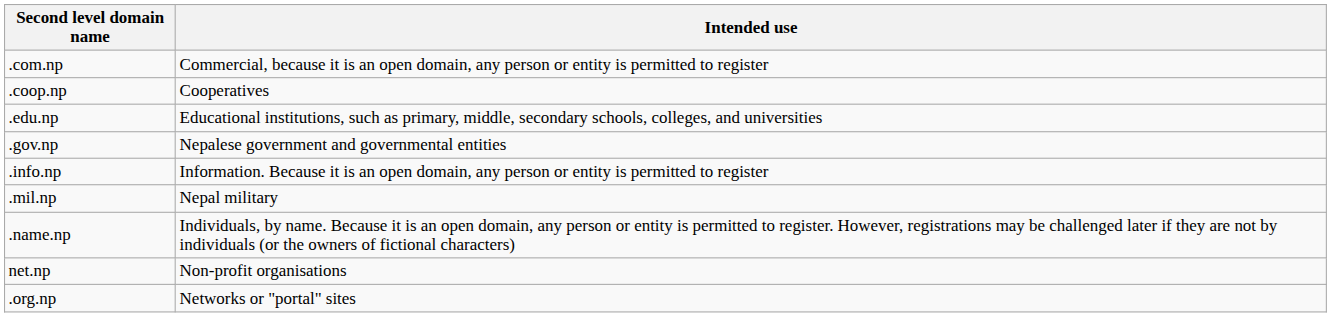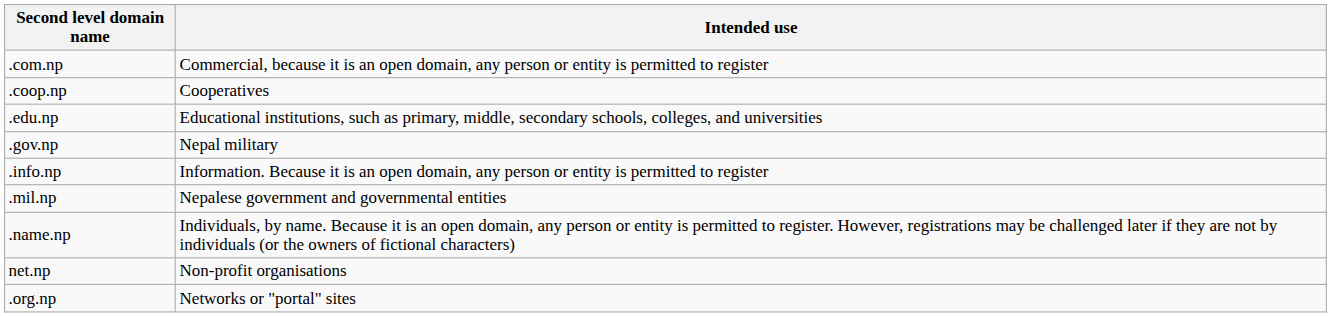(343, 144) Nepalese government and governmental entities -> (229, 144) Nepal military
(229, 198) Nepal military -> (343, 198) Nepalese government and governmental entities
